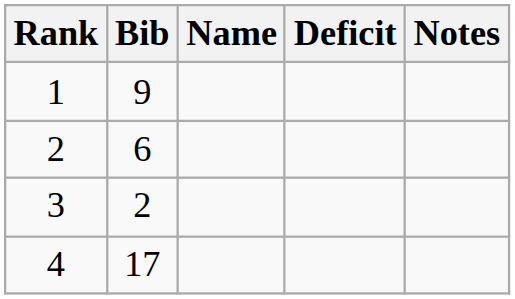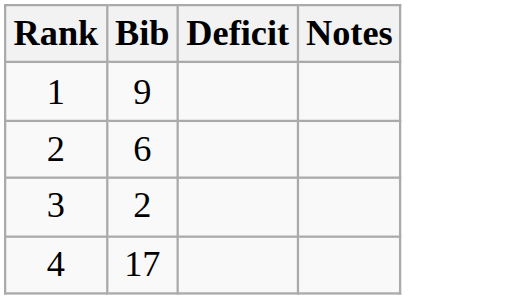- column: (232, 33)
